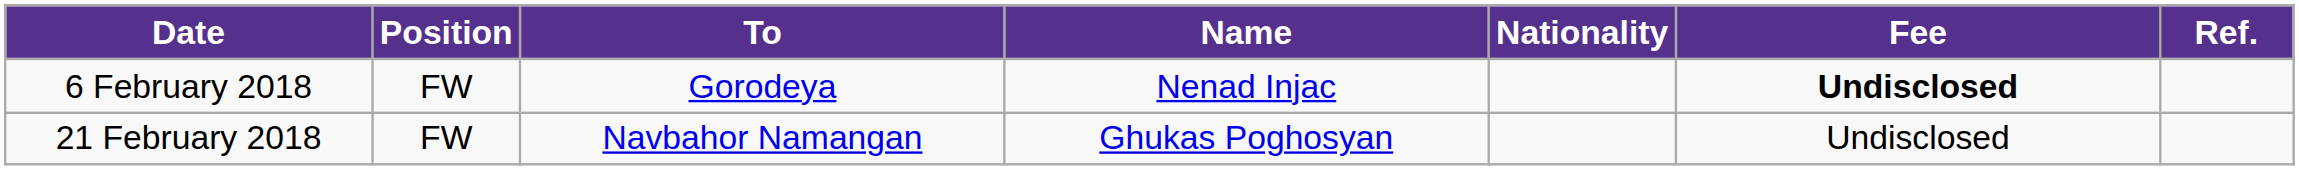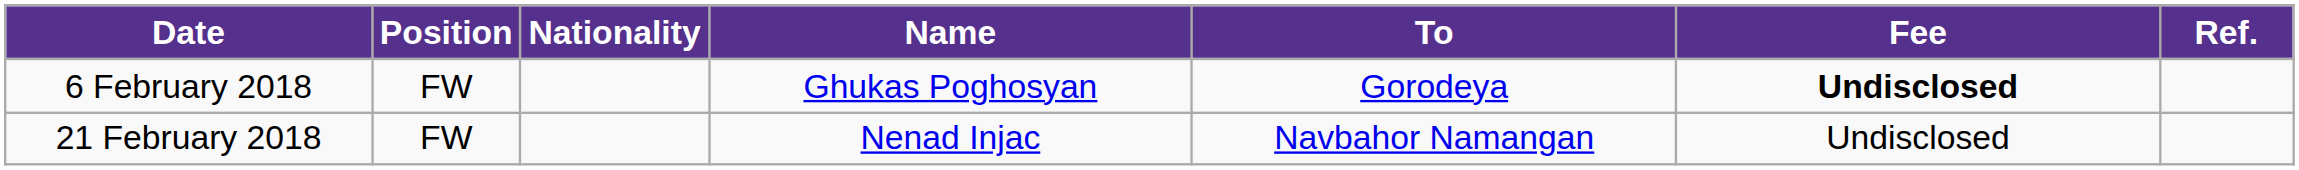columns swapped: (1582, 32) <-> (762, 32)
(1246, 85) Nenad Injac -> (950, 85) Ghukas Poghosyan
(1246, 139) Ghukas Poghosyan -> (950, 139) Nenad Injac
